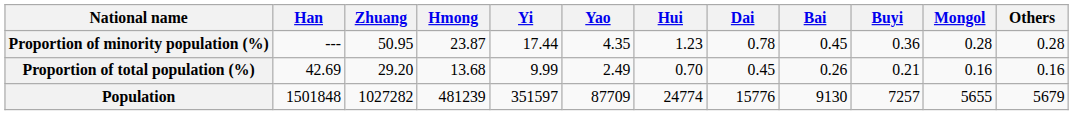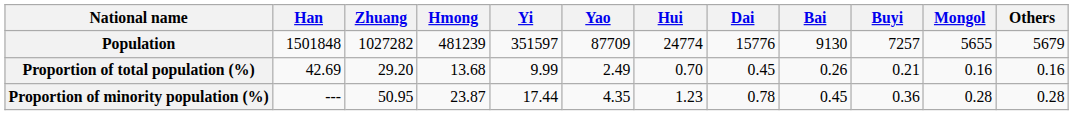rows swapped: (139, 96) <-> (139, 44)
